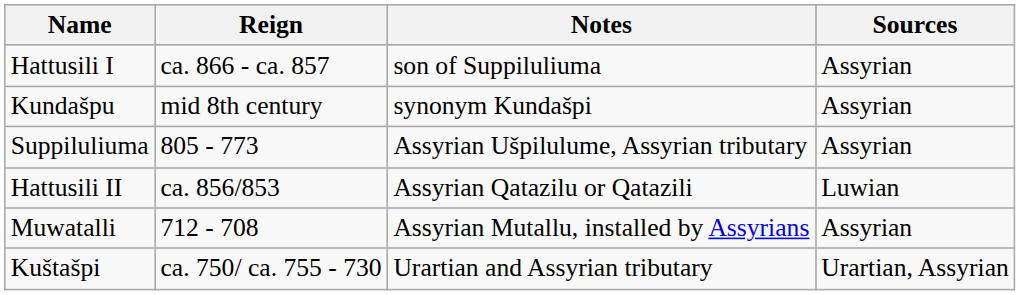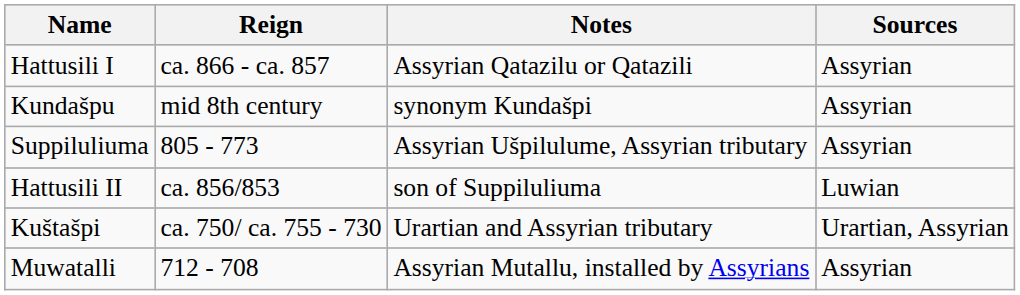(497, 65) son of Suppiluliuma -> (543, 65) Assyrian Qatazilu or Qatazili
(543, 187) Assyrian Qatazilu or Qatazili -> (497, 187) son of Suppiluliuma
rows swapped: (56, 268) <-> (63, 227)
